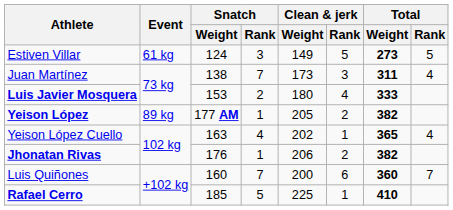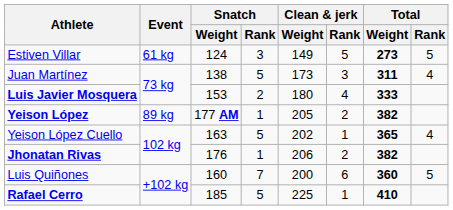(260, 75) 7 -> (260, 75) 5
(260, 135) 4 -> (260, 135) 5
(430, 175) 7 -> (430, 175) 5
